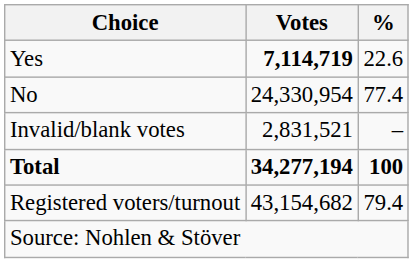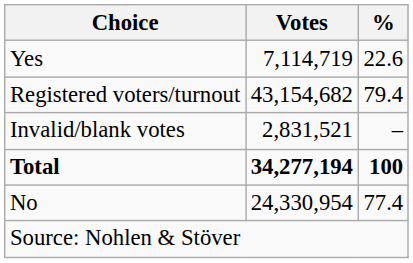(308, 58) bold -> (308, 58) normal
rows swapped: (24, 94) <-> (125, 202)
